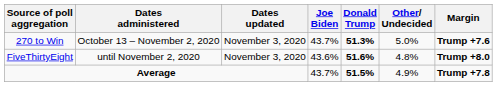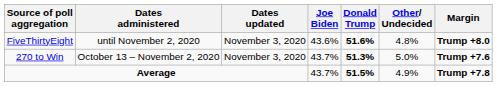rows swapped: (40, 41) <-> (40, 57)
